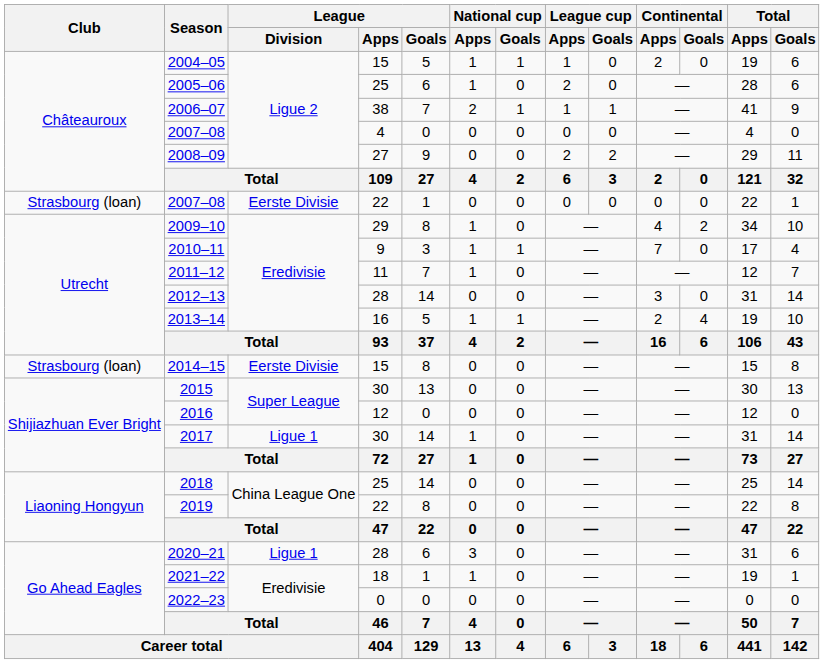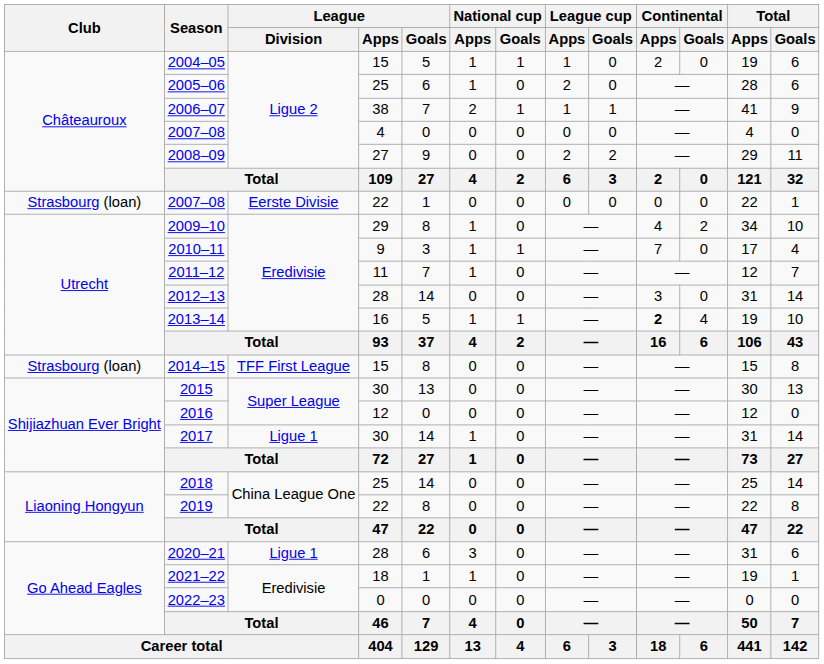(658, 319) normal -> (658, 319) bold
(294, 366) Eerste Divisie -> (294, 366) TFF First League
